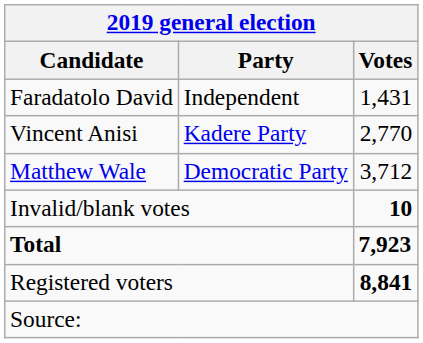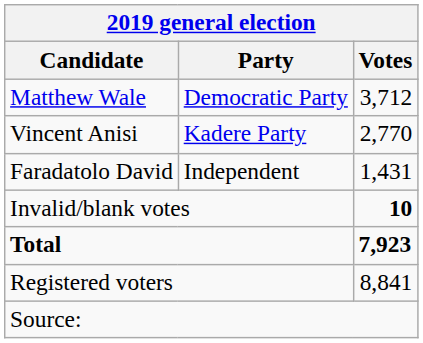rows swapped: (78, 171) <-> (92, 97)
(386, 282) bold -> (386, 282) normal
